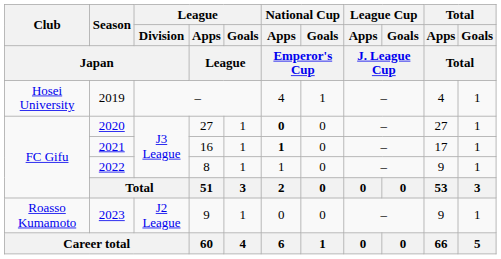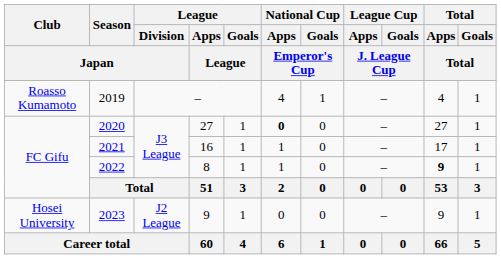(47, 98) Hosei University -> (47, 98) Roasso Kumamoto
(281, 146) bold -> (281, 146) normal
(441, 167) normal -> (441, 167) bold
(47, 215) Roasso Kumamoto -> (47, 215) Hosei University
